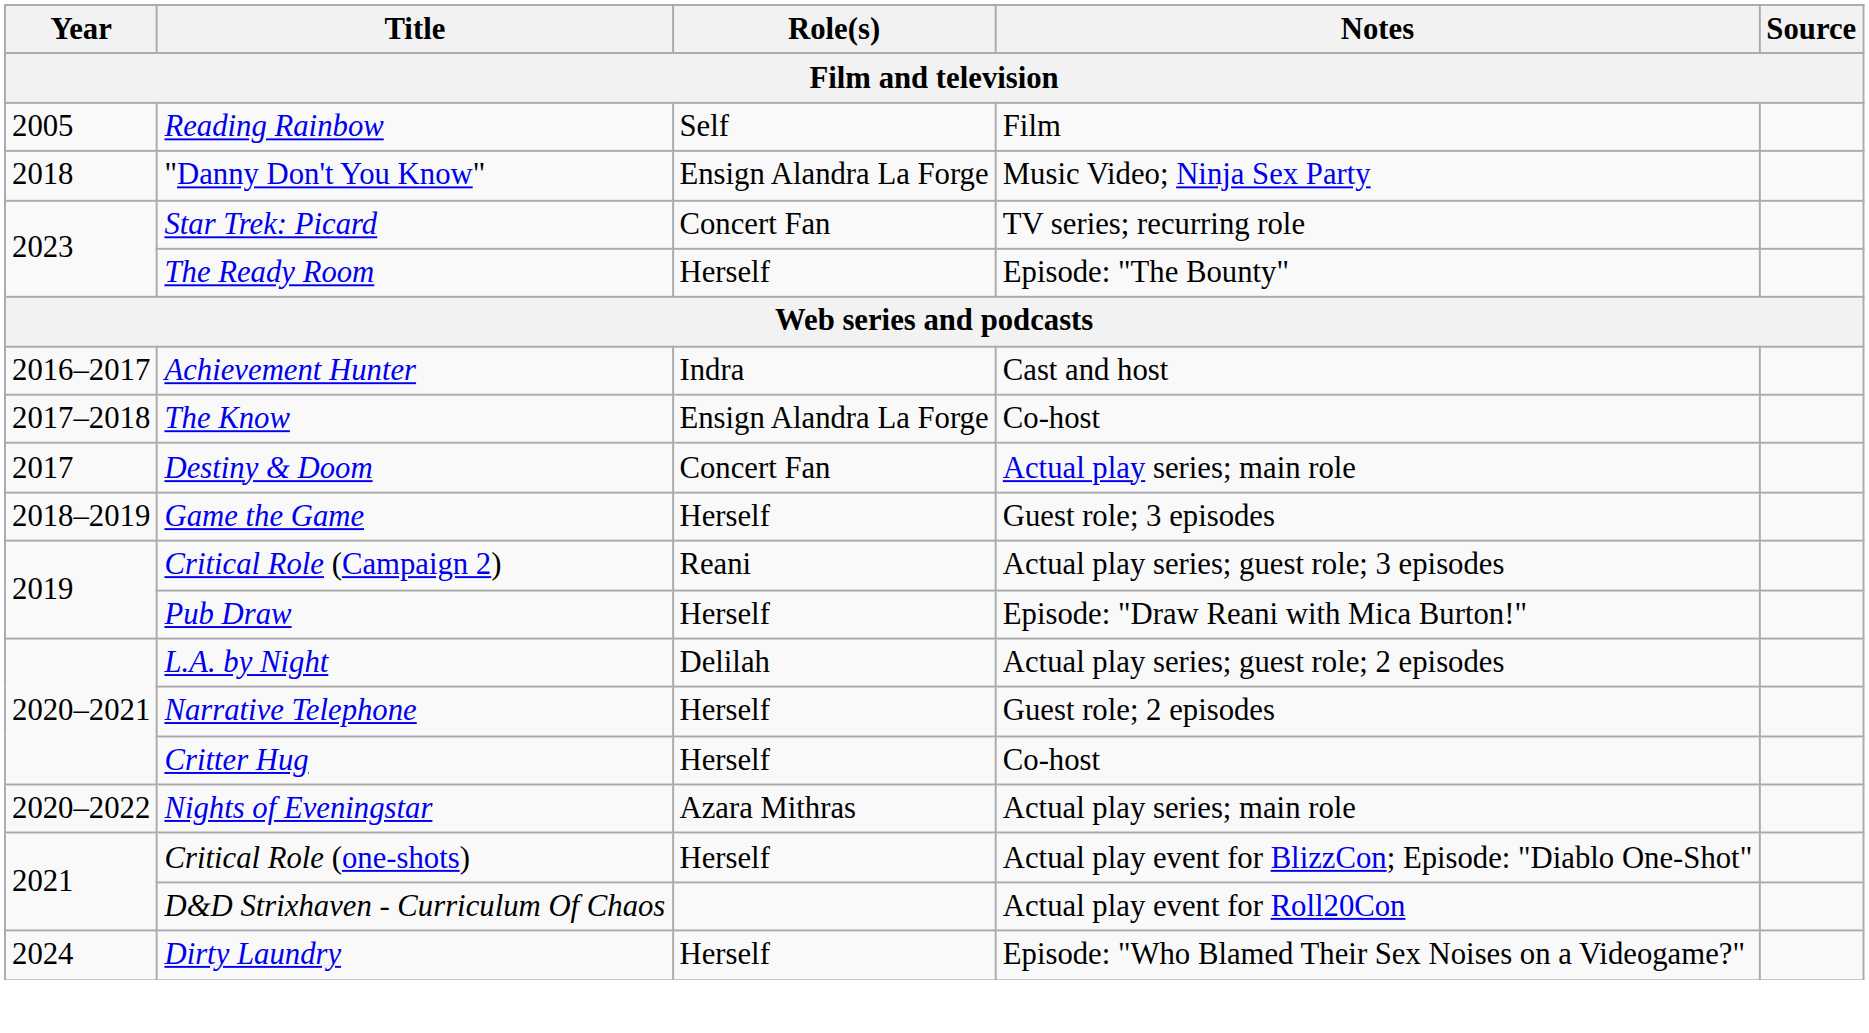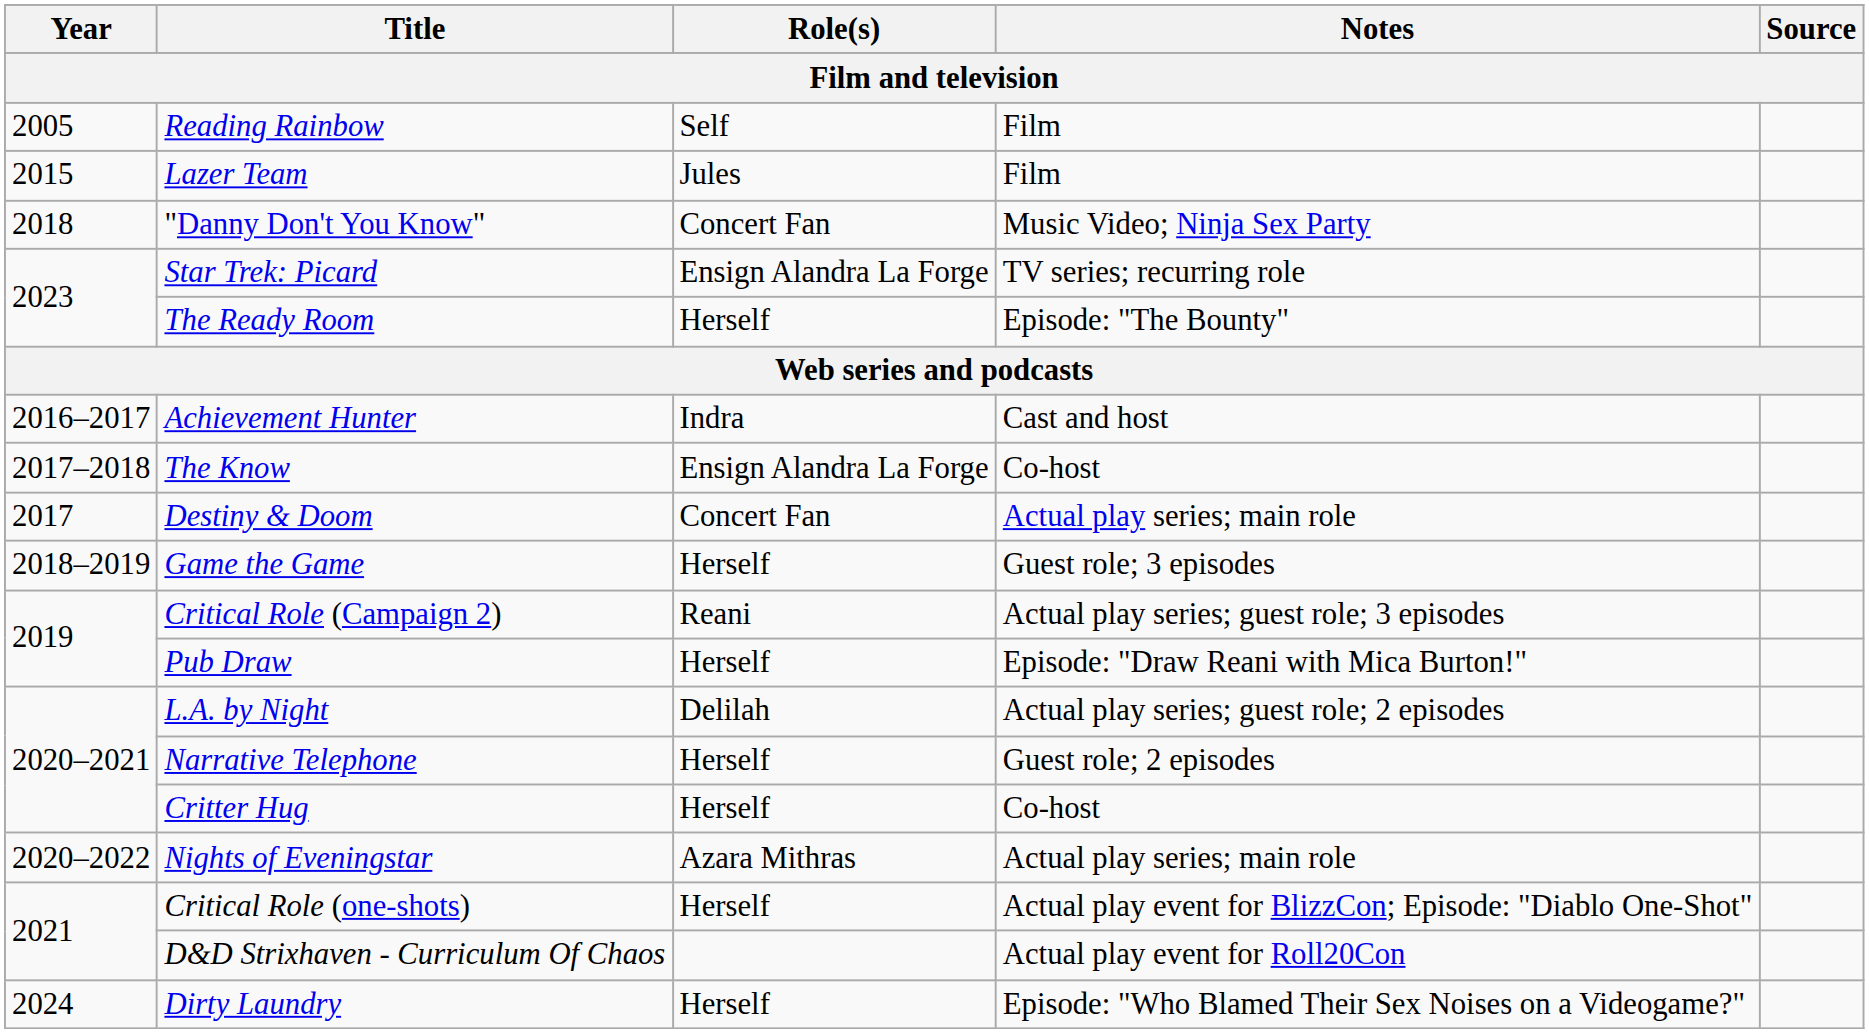+ row: (236, 175)
(834, 175) Ensign Alandra La Forge -> (755, 223) Concert Fan
(755, 223) Concert Fan -> (834, 272) Ensign Alandra La Forge
